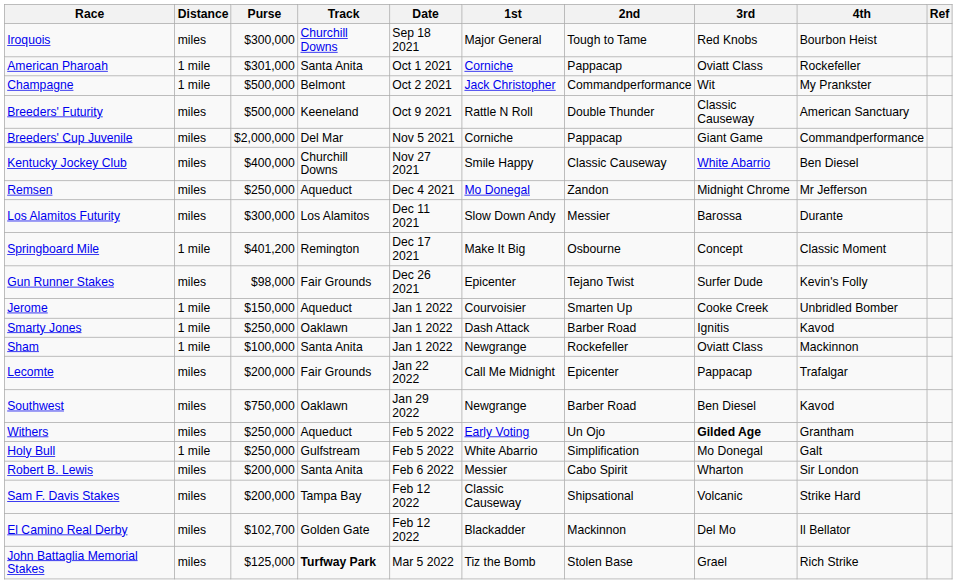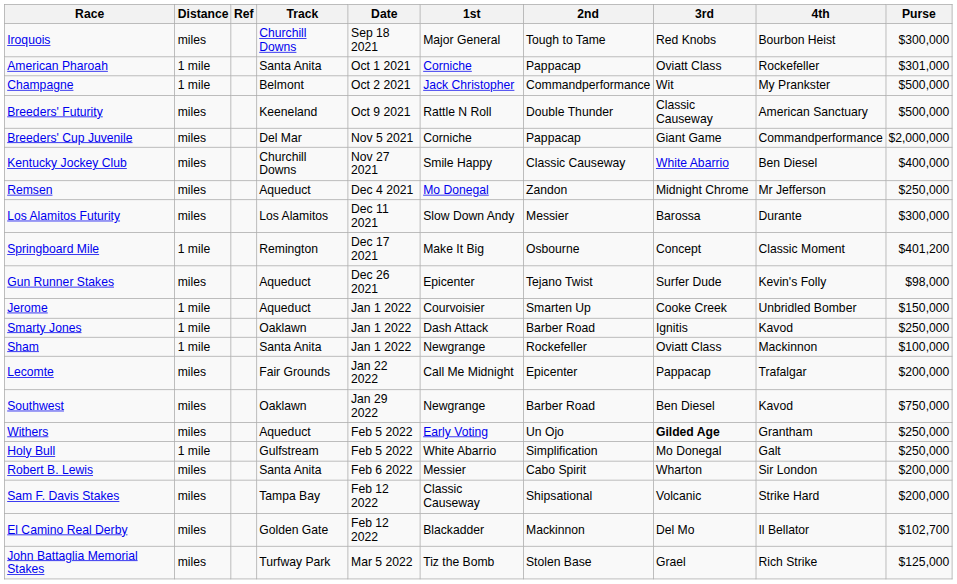columns swapped: (264, 14) <-> (939, 14)
(336, 282) Fair Grounds -> (285, 282) Aqueduct
(338, 562) bold -> (295, 562) normal
